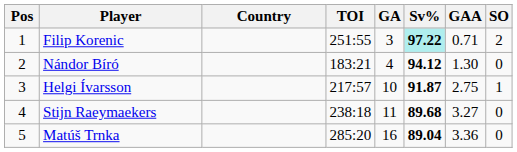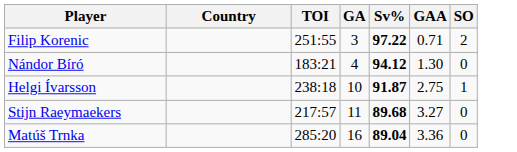- column: (22, 16)
(425, 40) paleturquoise background -> (390, 40) no background
(350, 87) 217:57 -> (315, 87) 238:18
(350, 111) 238:18 -> (315, 111) 217:57
